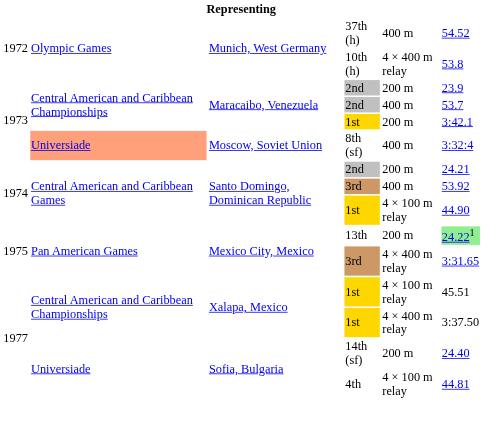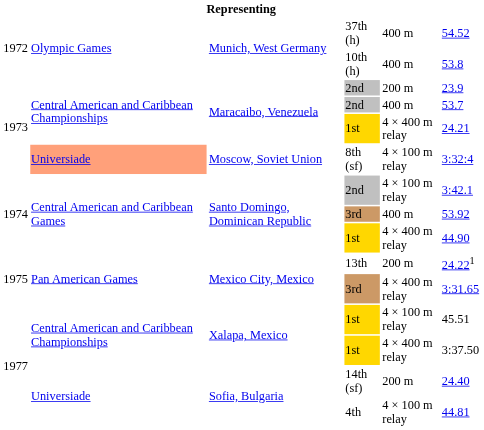(407, 64) 4 × 400 m relay -> (398, 64) 400 m
(398, 121) 200 m -> (407, 128) 4 × 400 m relay
(457, 121) 3:42.1 -> (456, 128) 24.21
(398, 145) 400 m -> (407, 159) 4 × 100 m relay
(398, 169) 200 m -> (407, 190) 4 × 100 m relay
(456, 169) 24.21 -> (457, 190) 3:42.1
(407, 210) 4 × 100 m relay -> (407, 238) 4 × 400 m relay
(458, 235) lightgreen background -> (458, 263) no background
